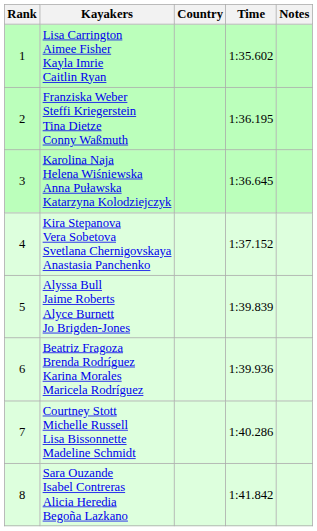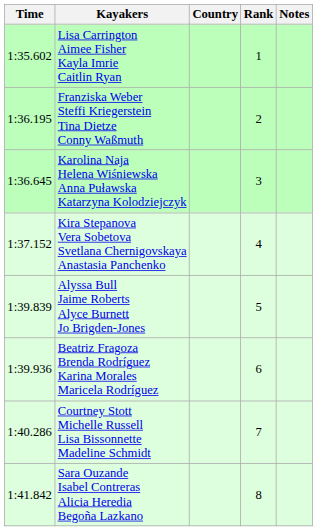columns swapped: (22, 14) <-> (251, 14)
